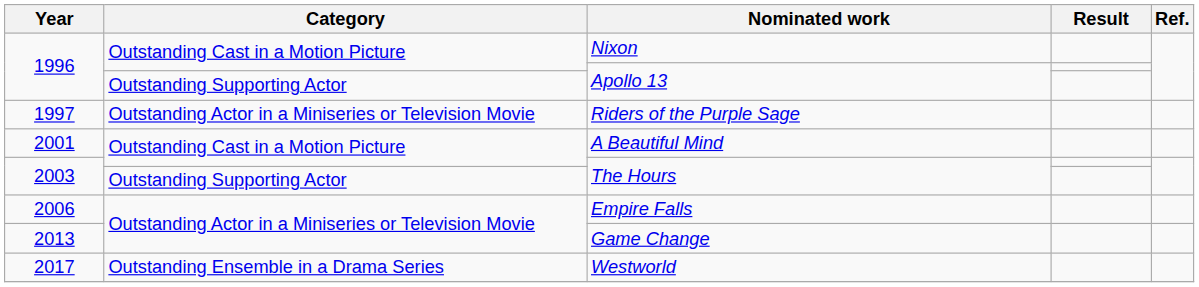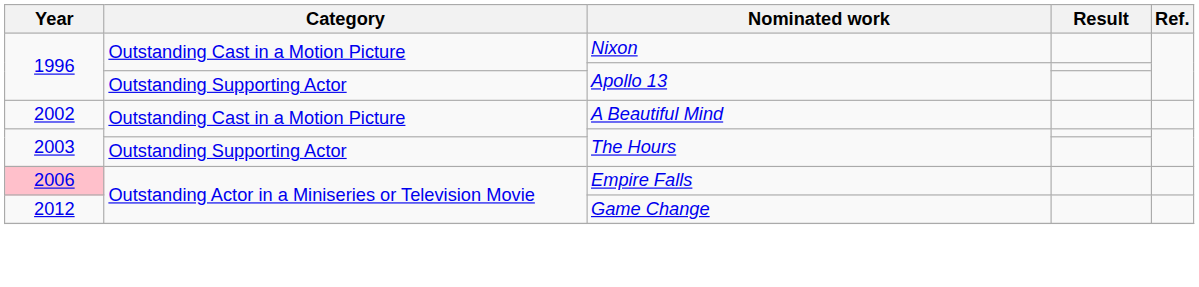- row: (322, 114)
(54, 143) 2001 -> (54, 114) 2002
(54, 209) no background -> (54, 180) pink background
(54, 238) 2013 -> (54, 209) 2012
- row: (276, 267)
